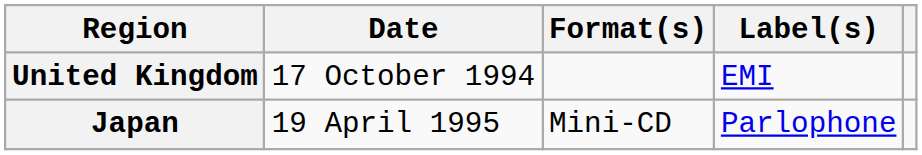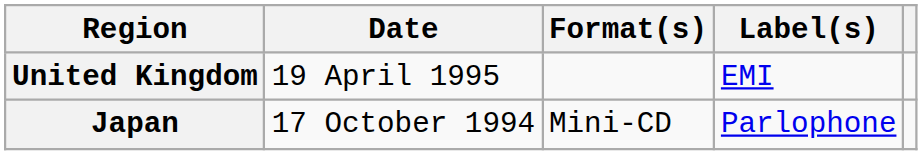(403, 77) 17 October 1994 -> (386, 77) 19 April 1995
(386, 124) 19 April 1995 -> (403, 124) 17 October 1994
